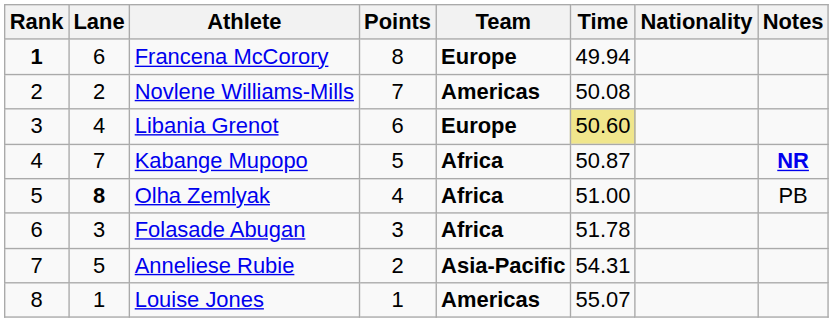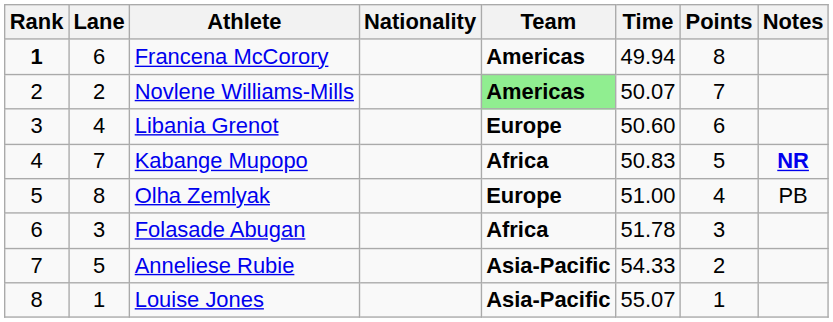columns swapped: (697, 21) <-> (398, 21)
(479, 56) Europe -> (536, 56) Americas
(490, 91) no background -> (536, 91) lightgreen background
(603, 91) 50.08 -> (648, 91) 50.07
(603, 126) khaki background -> (648, 126) no background
(603, 160) 50.87 -> (648, 160) 50.83
(99, 195) bold -> (99, 195) normal
(472, 195) Africa -> (524, 195) Europe
(603, 265) 54.31 -> (648, 265) 54.33
(490, 299) Americas -> (548, 299) Asia-Pacific
